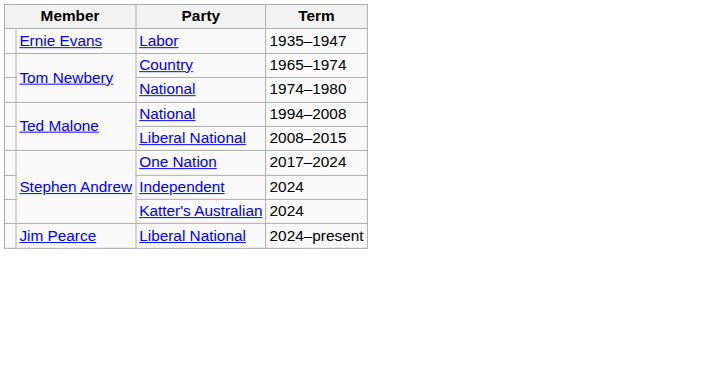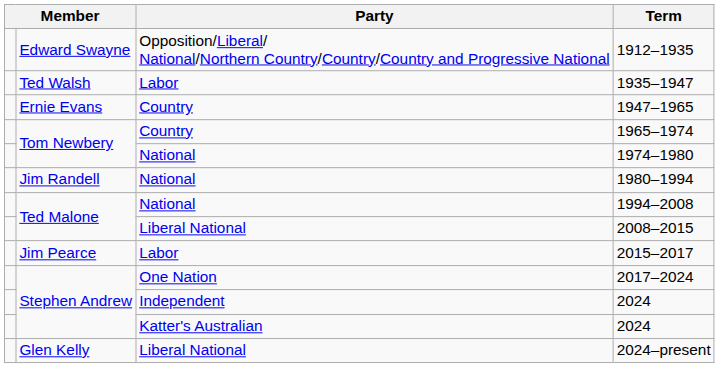+ row: (374, 49)
(61, 41) Ernie Evans -> (55, 82) Ted Walsh
+ row: (166, 107)
+ row: (167, 180)
+ row: (159, 253)
(58, 235) Jim Pearce -> (54, 350) Glen Kelly
